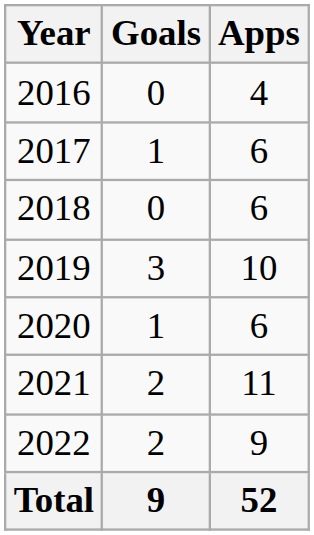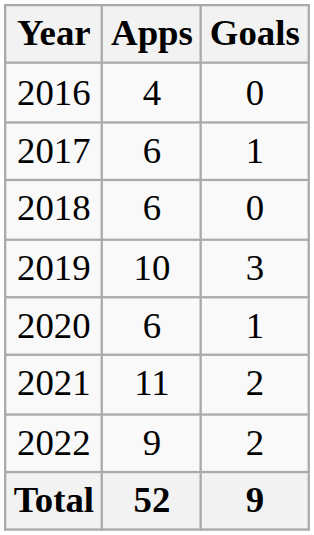columns swapped: (259, 33) <-> (156, 33)
